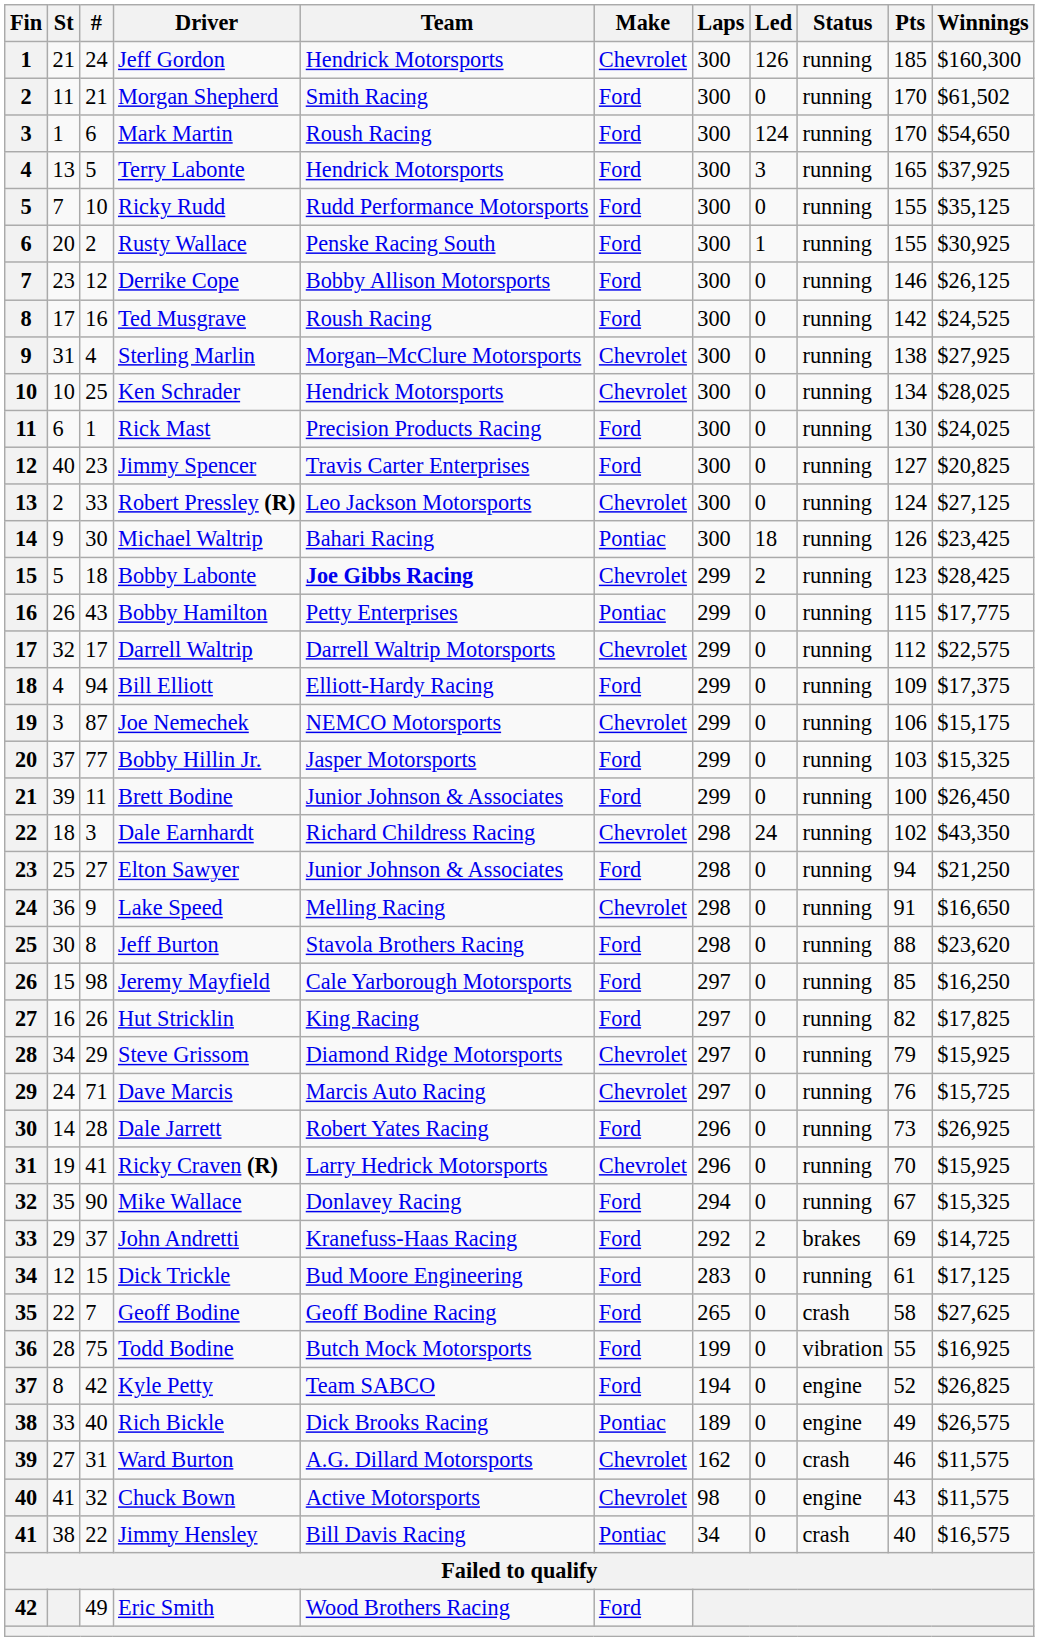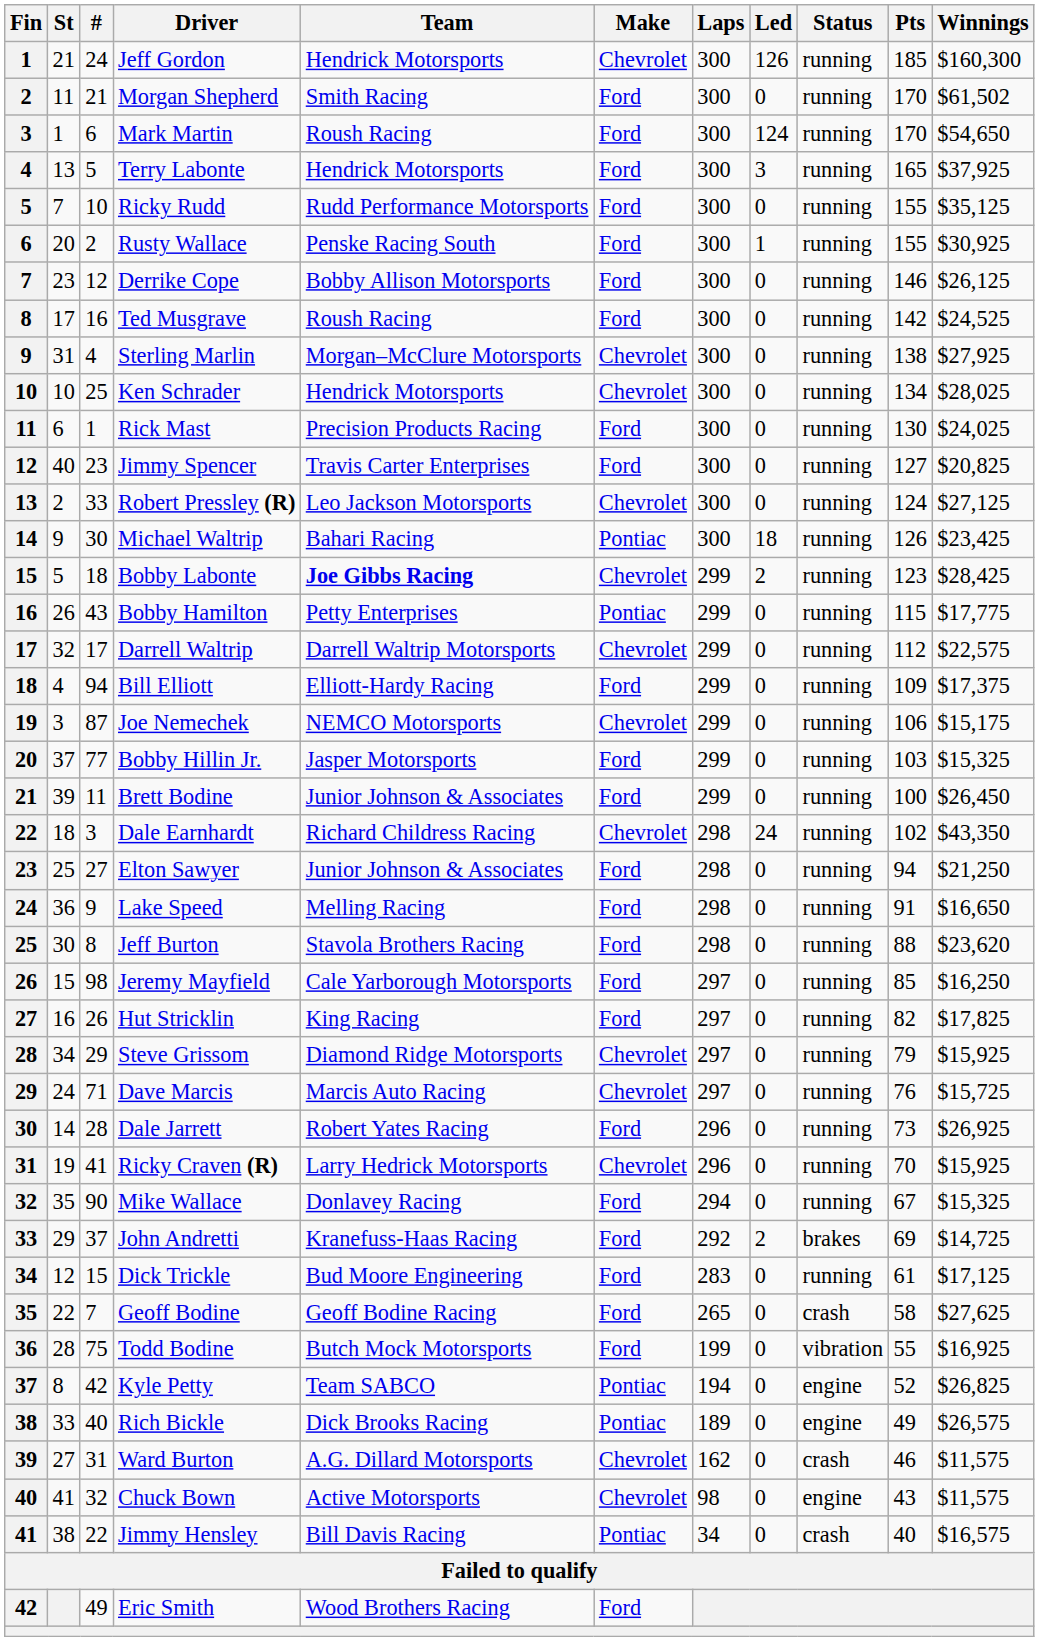(643, 907) Chevrolet -> (620, 907) Ford
(620, 1386) Ford -> (632, 1386) Pontiac
